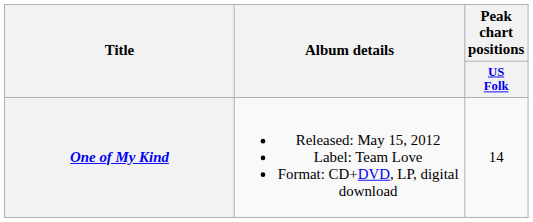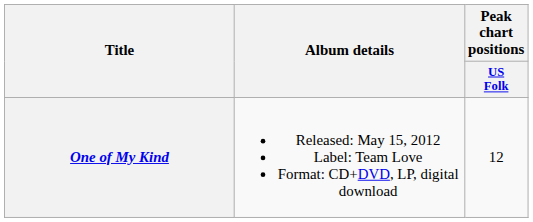(496, 157) 14 -> (496, 157) 12
